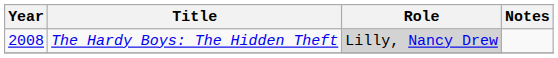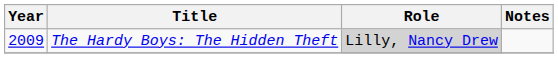(26, 41) 2008 -> (26, 41) 2009
